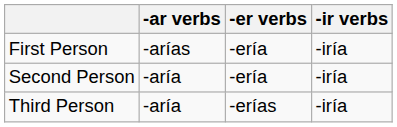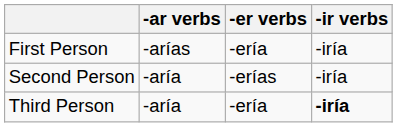(248, 77) -ería -> (253, 77) -erías
(253, 106) -erías -> (248, 106) -ería
(331, 106) normal -> (332, 106) bold
